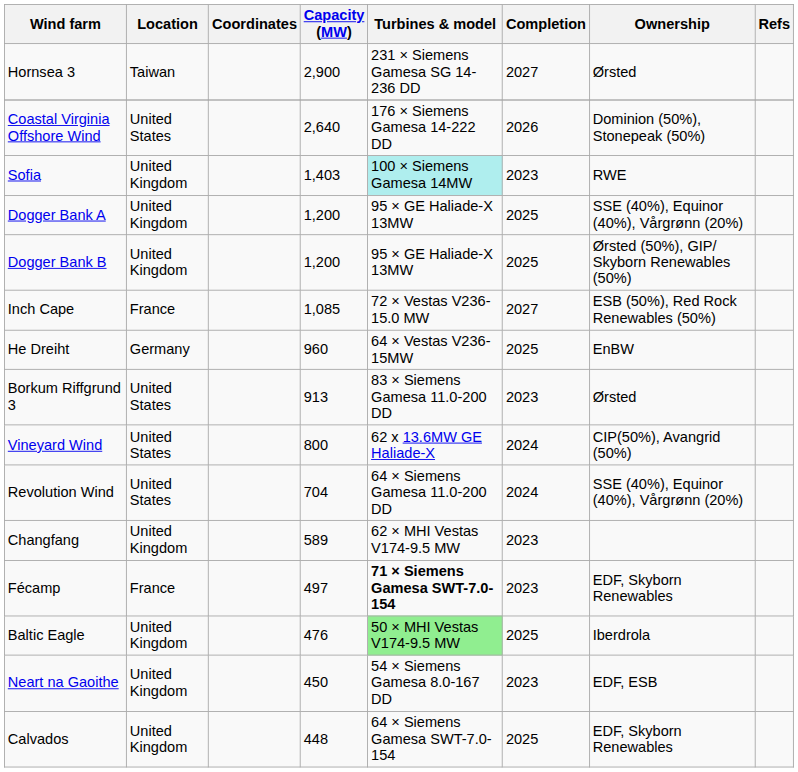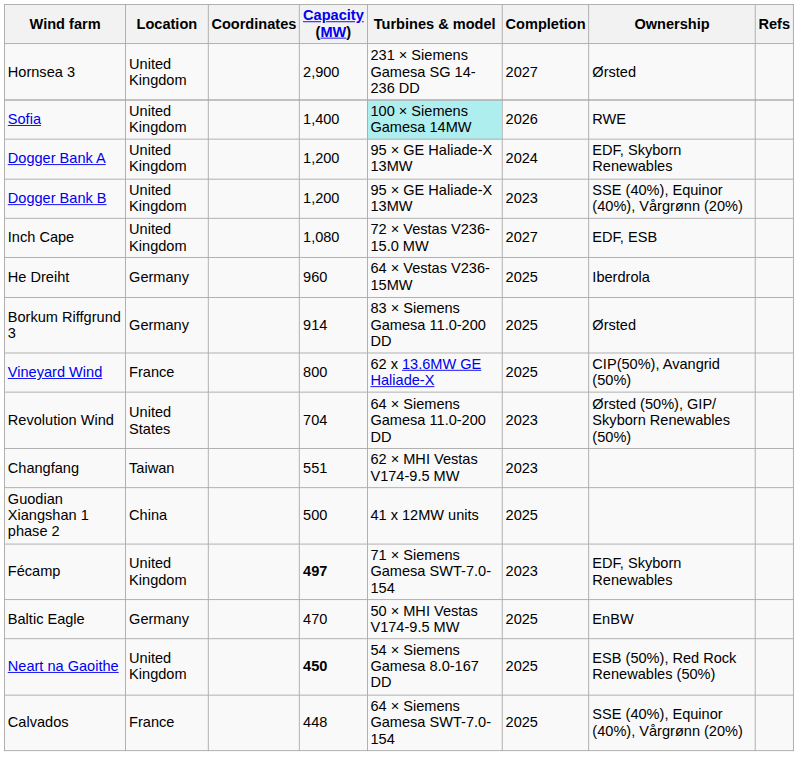(152, 71) Taiwan -> (158, 71) United Kingdom
- row: (59, 127)
(322, 175) 1,403 -> (321, 119) 1,400
(522, 175) 2023 -> (522, 119) 2026
(522, 214) 2025 -> (522, 159) 2024
(668, 214) SSE (40%), Equinor (40%), Vårgrønn (20%) -> (637, 159) EDF, Skyborn Renewables
(522, 262) 2025 -> (522, 198) 2023
(662, 262) Ørsted (50%), GIP/ Skyborn Renewables (50%) -> (668, 198) SSE (40%), Equinor (40%), Vårgrønn (20%)
(152, 310) France -> (158, 237) United Kingdom
(322, 310) 1,085 -> (321, 237) 1,080
(665, 310) ESB (50%), Red Rock Renewables (50%) -> (625, 237) EDF, ESB
(613, 349) EnBW -> (621, 277) Iberdrola
(151, 397) United States -> (159, 325) Germany
(316, 397) 913 -> (315, 325) 914
(522, 397) 2023 -> (522, 325) 2025
(151, 444) United States -> (152, 372) France
(522, 444) 2024 -> (522, 372) 2025
(522, 492) 2024 -> (522, 420) 2023
(668, 492) SSE (40%), Equinor (40%), Vårgrønn (20%) -> (661, 420) Ørsted (50%), GIP/ Skyborn Renewables (50%)
(159, 540) United Kingdom -> (152, 468) Taiwan
(316, 540) 589 -> (315, 468) 551
+ row: (48, 515)
(152, 587) France -> (158, 571) United Kingdom
(316, 587) normal -> (315, 571) bold
(432, 587) bold -> (431, 571) normal
(159, 635) United Kingdom -> (159, 619) Germany
(316, 635) 476 -> (315, 619) 470
(425, 635) lightgreen background -> (424, 619) no background
(621, 635) Iberdrola -> (613, 619) EnBW
(316, 683) normal -> (315, 666) bold
(522, 683) 2023 -> (522, 666) 2025
(625, 683) EDF, ESB -> (664, 666) ESB (50%), Red Rock Renewables (50%)
(159, 739) United Kingdom -> (152, 722) France
(637, 739) EDF, Skyborn Renewables -> (668, 722) SSE (40%), Equinor (40%), Vårgrønn (20%)
